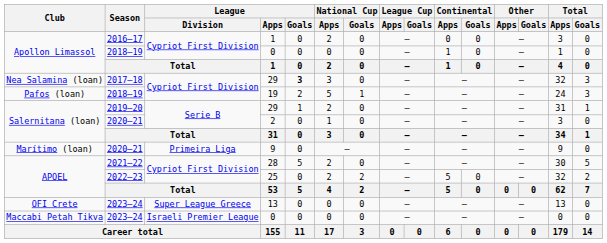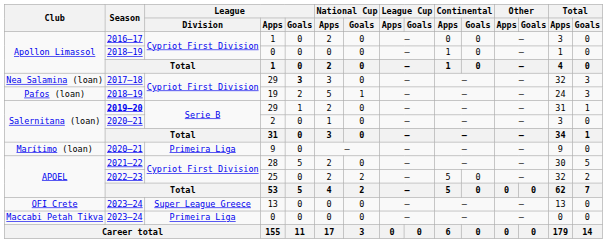(125, 108) normal -> (125, 108) bold
(203, 218) Israeli Premier League -> (203, 218) Primeira Liga
